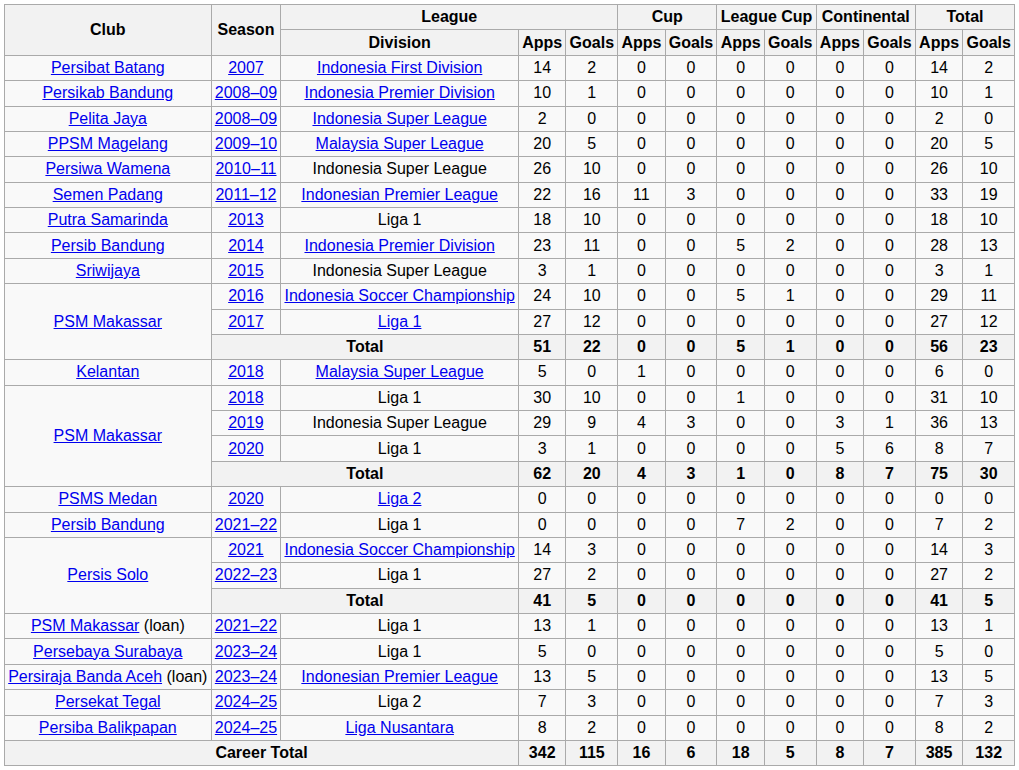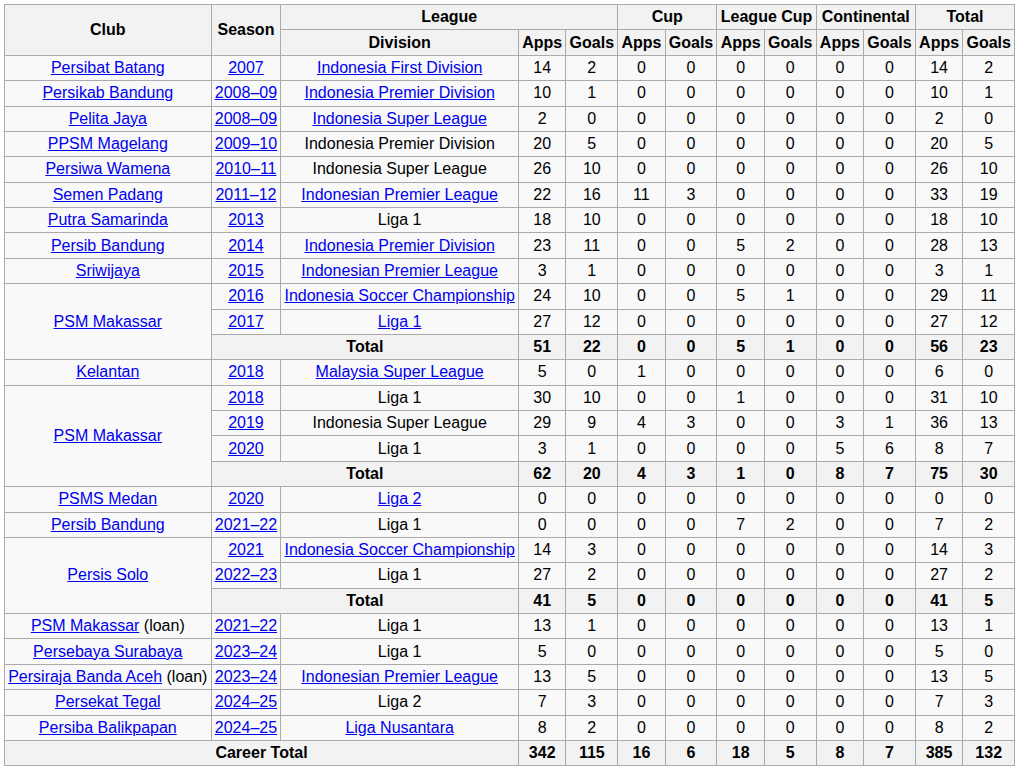(400, 144) Malaysia Super League -> (400, 144) Indonesia Premier Division
(400, 270) Indonesia Super League -> (400, 270) Indonesian Premier League
